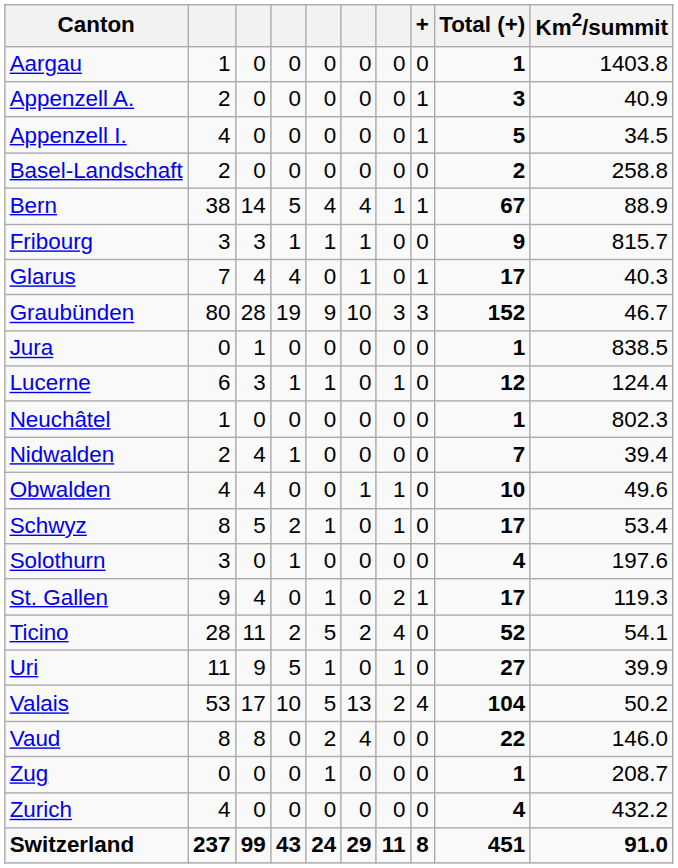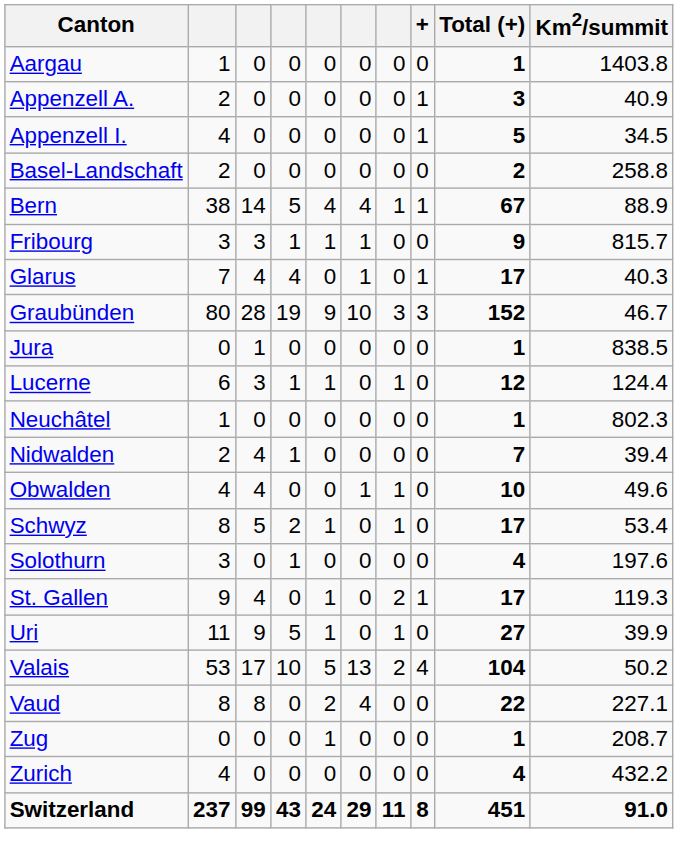- row: (39, 632)
(640, 738) 146.0 -> (640, 703) 227.1
